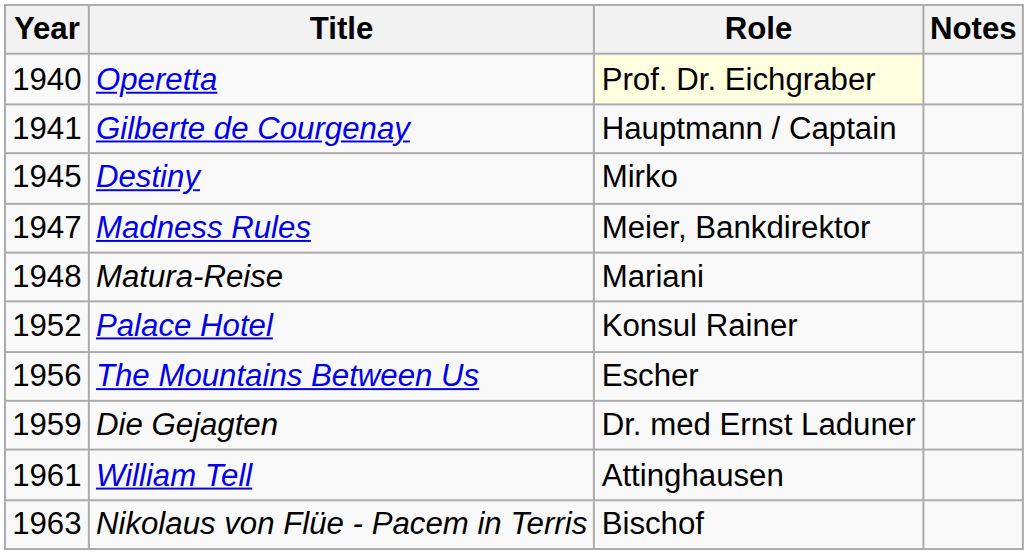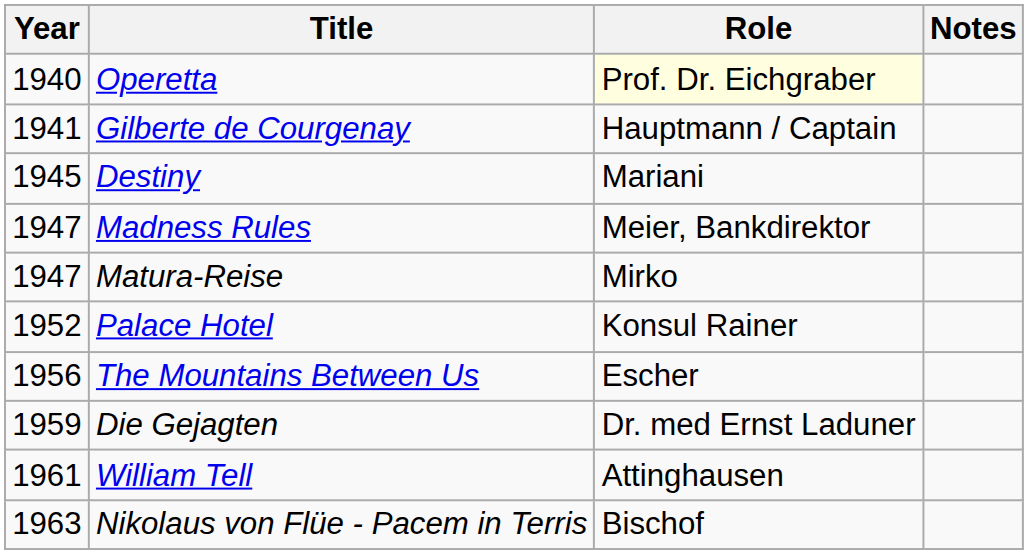(640, 177) Mirko -> (653, 177) Mariani
(47, 276) 1948 -> (47, 276) 1947
(653, 276) Mariani -> (640, 276) Mirko
